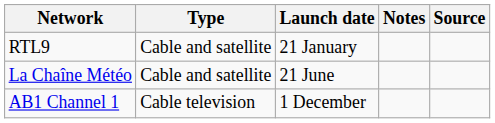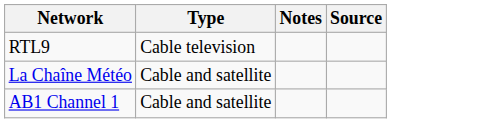- column: (327, 18)
(206, 46) Cable and satellite -> (198, 46) Cable television
(198, 103) Cable television -> (206, 103) Cable and satellite
